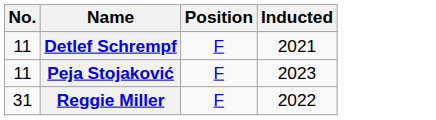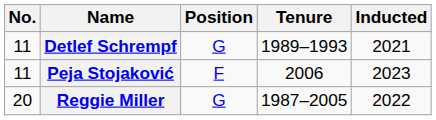+ column: (304, 18)
(219, 45) F -> (219, 45) G
(22, 100) 31 -> (22, 100) 20
(219, 100) F -> (219, 100) G
